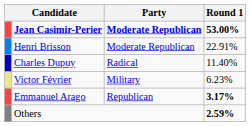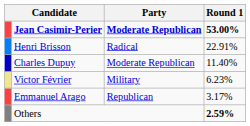(151, 46) Moderate Republican -> (122, 46) Radical
(122, 63) Radical -> (151, 63) Moderate Republican
(220, 97) bold -> (219, 97) normal
